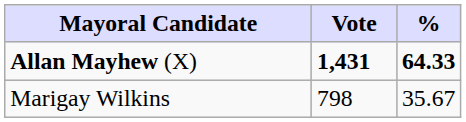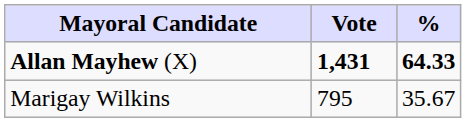(335, 98) 798 -> (335, 98) 795
